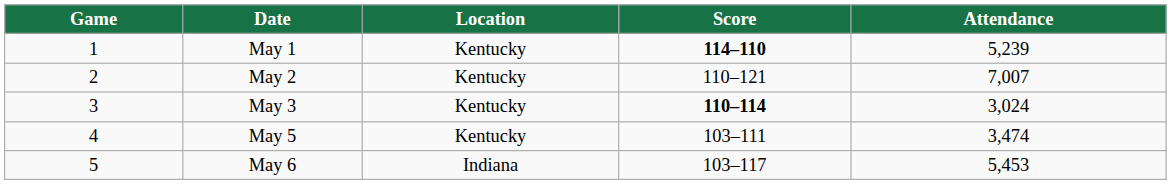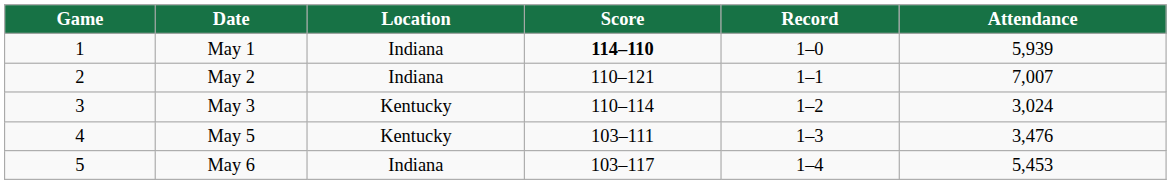+ column: (810, 19)
(491, 48) Kentucky -> (416, 48) Indiana
(1008, 48) 5,239 -> (1033, 48) 5,939
(491, 77) Kentucky -> (416, 77) Indiana
(735, 106) bold -> (623, 106) normal
(1008, 135) 3,474 -> (1033, 135) 3,476
